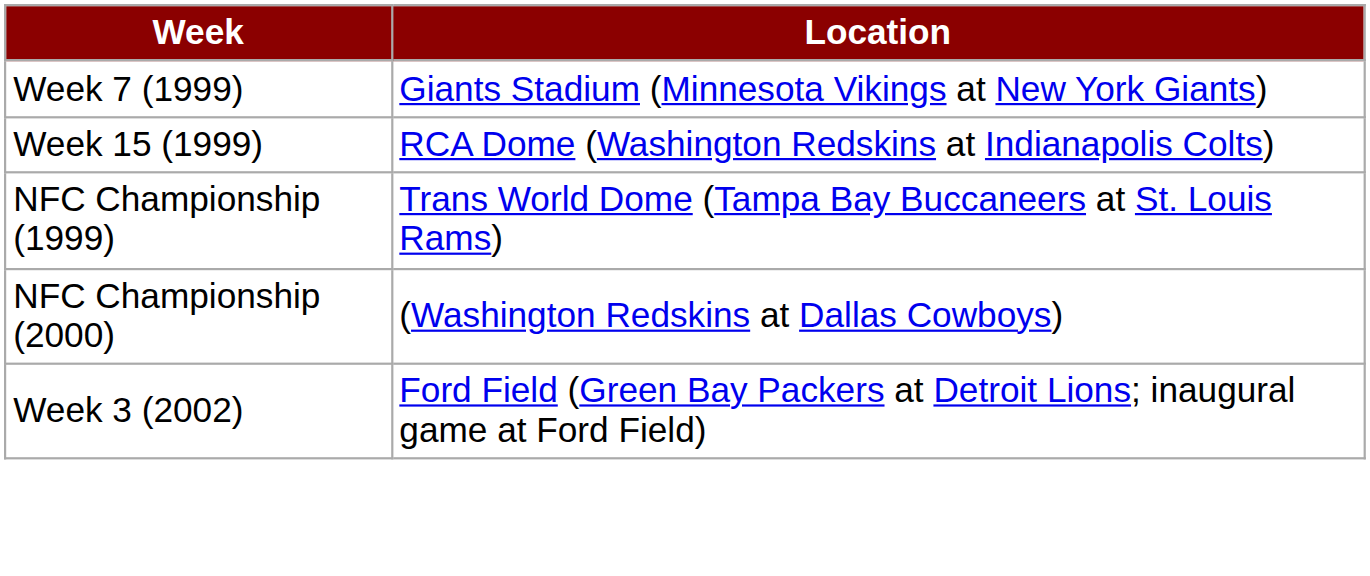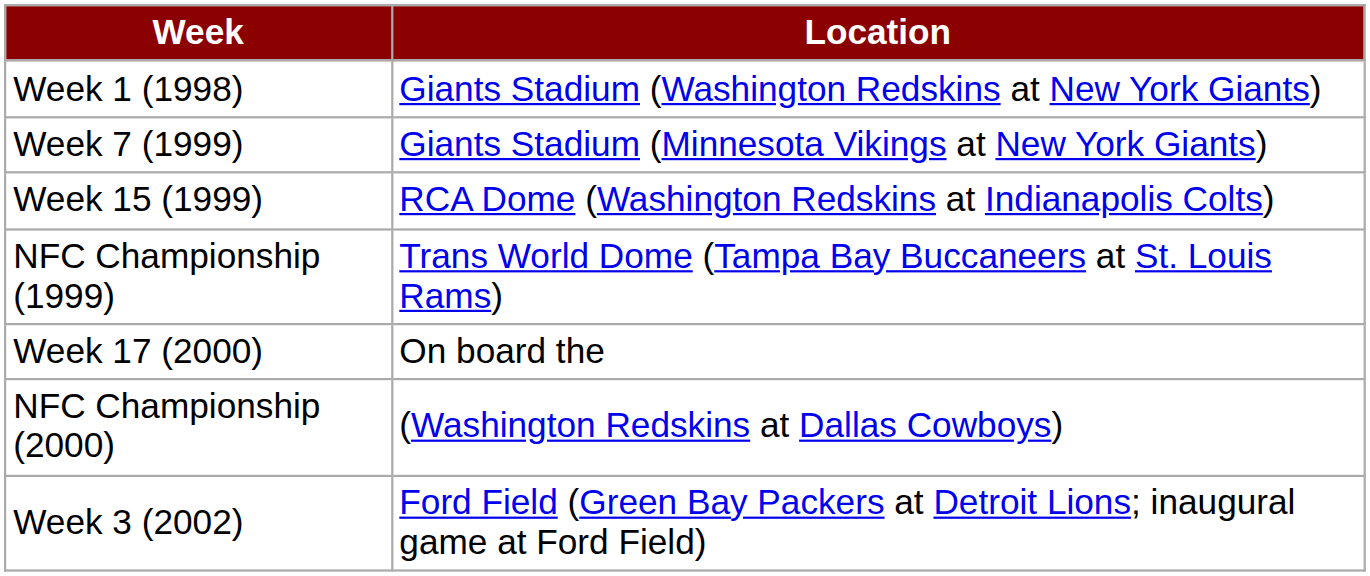+ row: (128, 88)
+ row: (138, 351)
